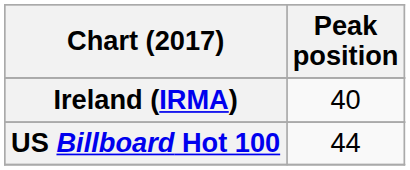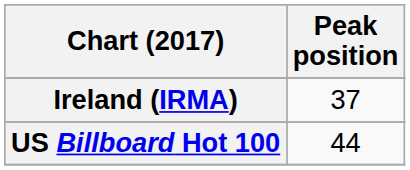(346, 99) 40 -> (346, 99) 37
